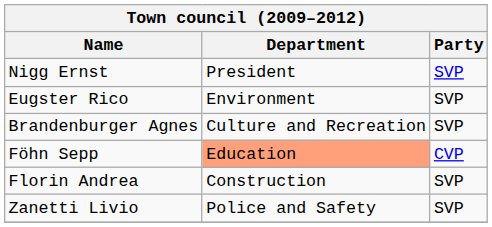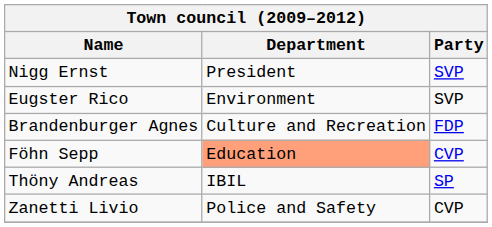(449, 127) SVP -> (449, 127) FDP
- row: (74, 181)
+ row: (74, 181)
(449, 208) SVP -> (449, 208) CVP
